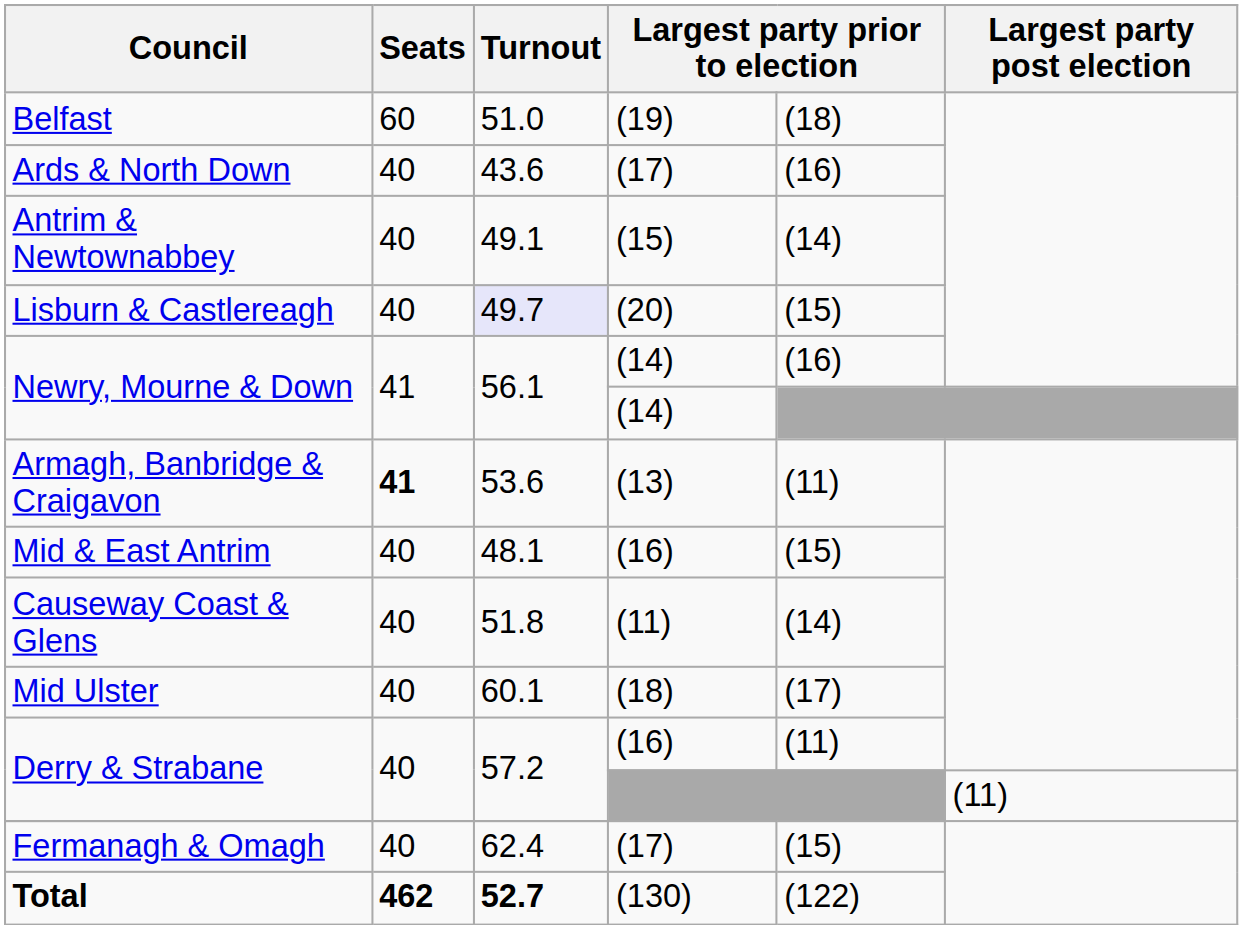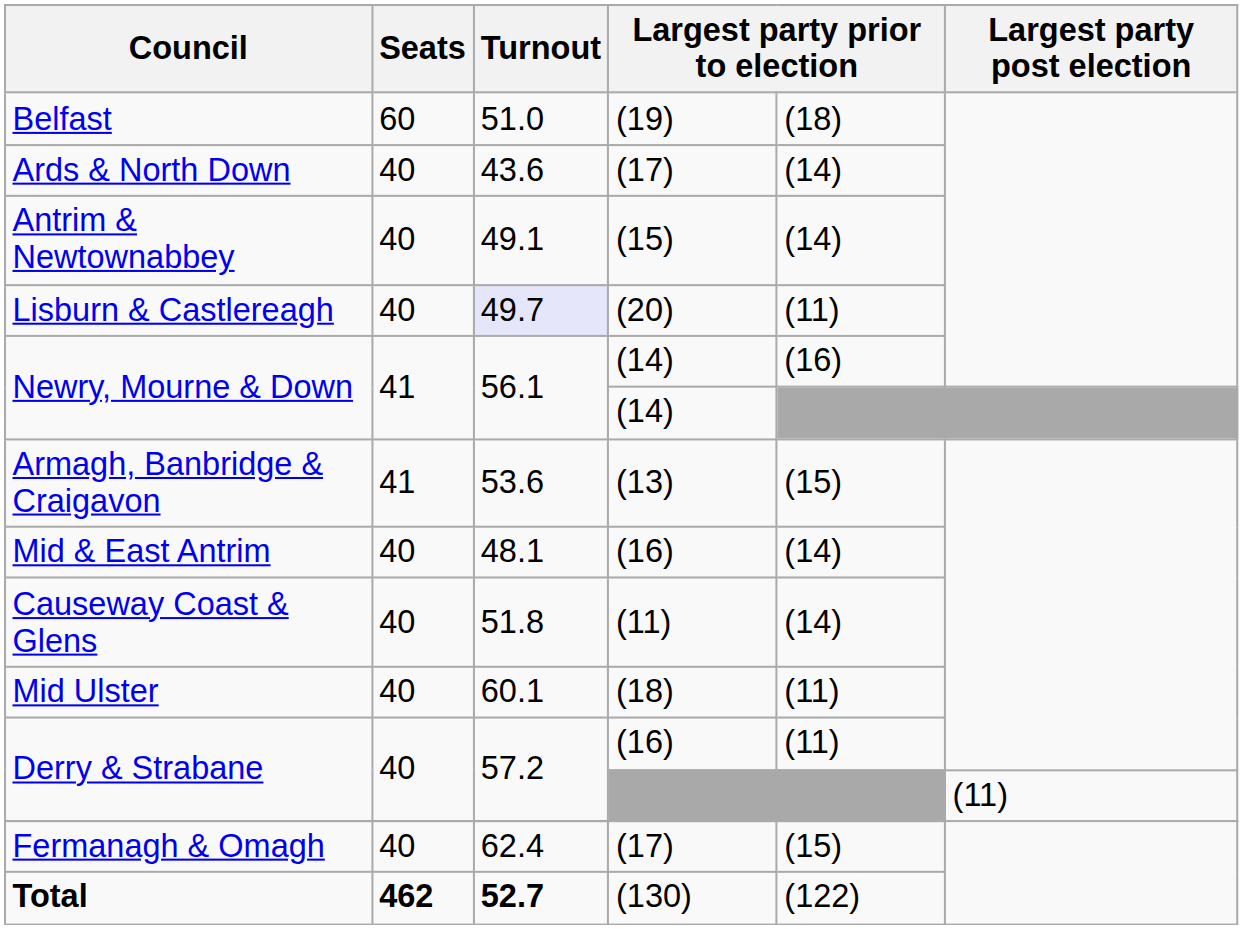(813, 169) (16) -> (813, 169) (14)
(813, 309) (15) -> (812, 309) (11)
(397, 482) bold -> (397, 482) normal
(812, 482) (11) -> (813, 482) (15)
(813, 551) (15) -> (813, 551) (14)
(813, 691) (17) -> (812, 691) (11)
